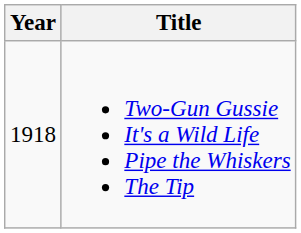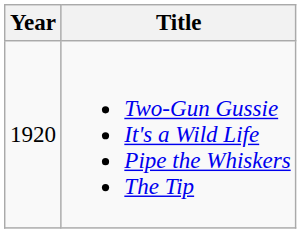(33, 134) 1918 -> (33, 134) 1920
